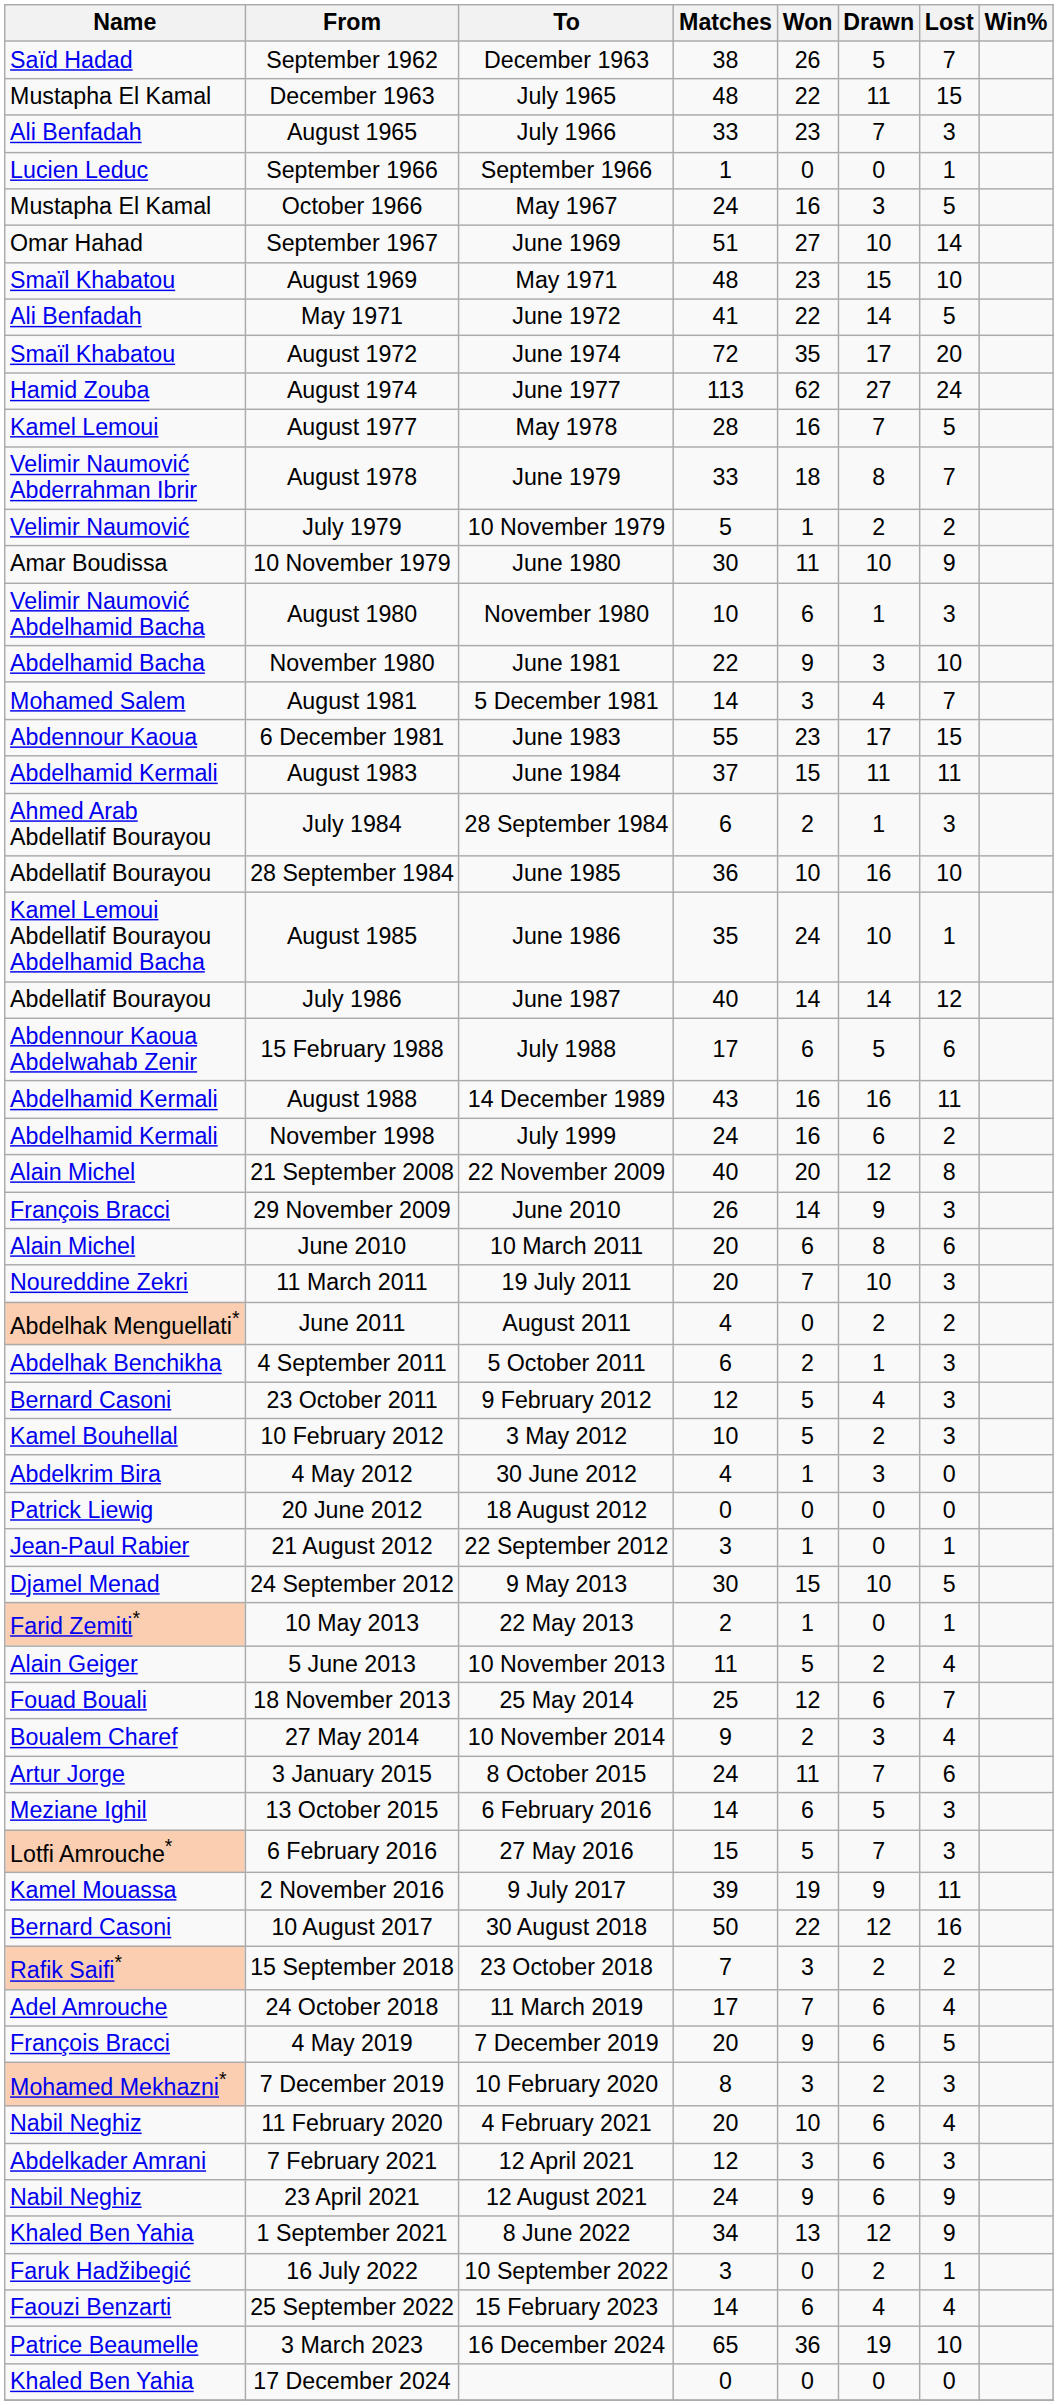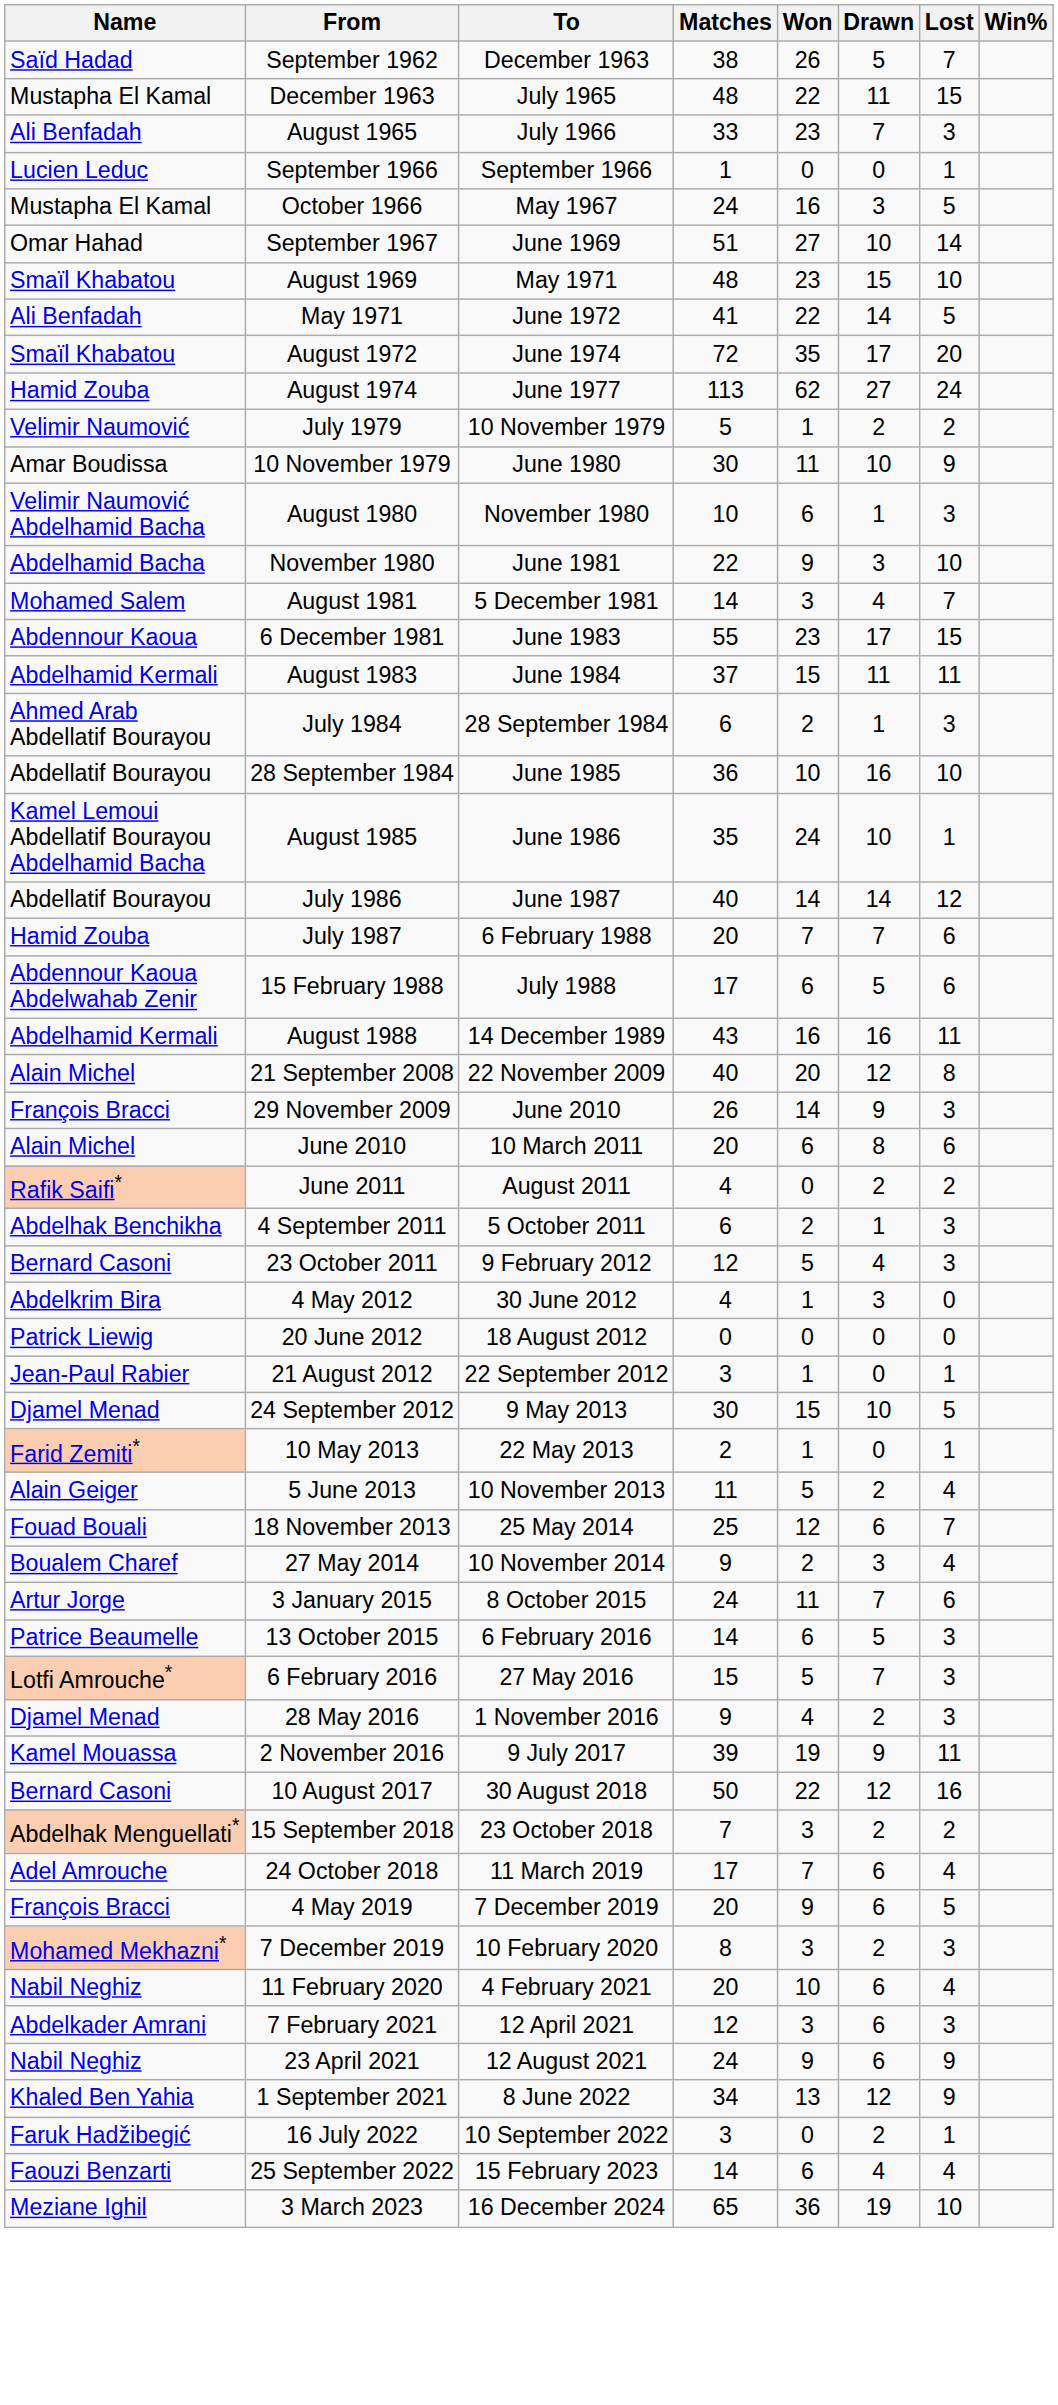- row: (352, 427)
- row: (352, 477)
+ row: (352, 936)
- row: (352, 1136)
- row: (352, 1283)
(125, 1323) Abdelhak Menguellati* -> (66, 1186) Rafik Saifi*
- row: (352, 1436)
(78, 1810) Meziane Ighil -> (104, 1637) Patrice Beaumelle
+ row: (352, 1717)
(66, 1967) Rafik Saifi* -> (125, 1831) Abdelhak Menguellati*
(104, 2344) Patrice Beaumelle -> (78, 2208) Meziane Ighil
- row: (352, 2381)
